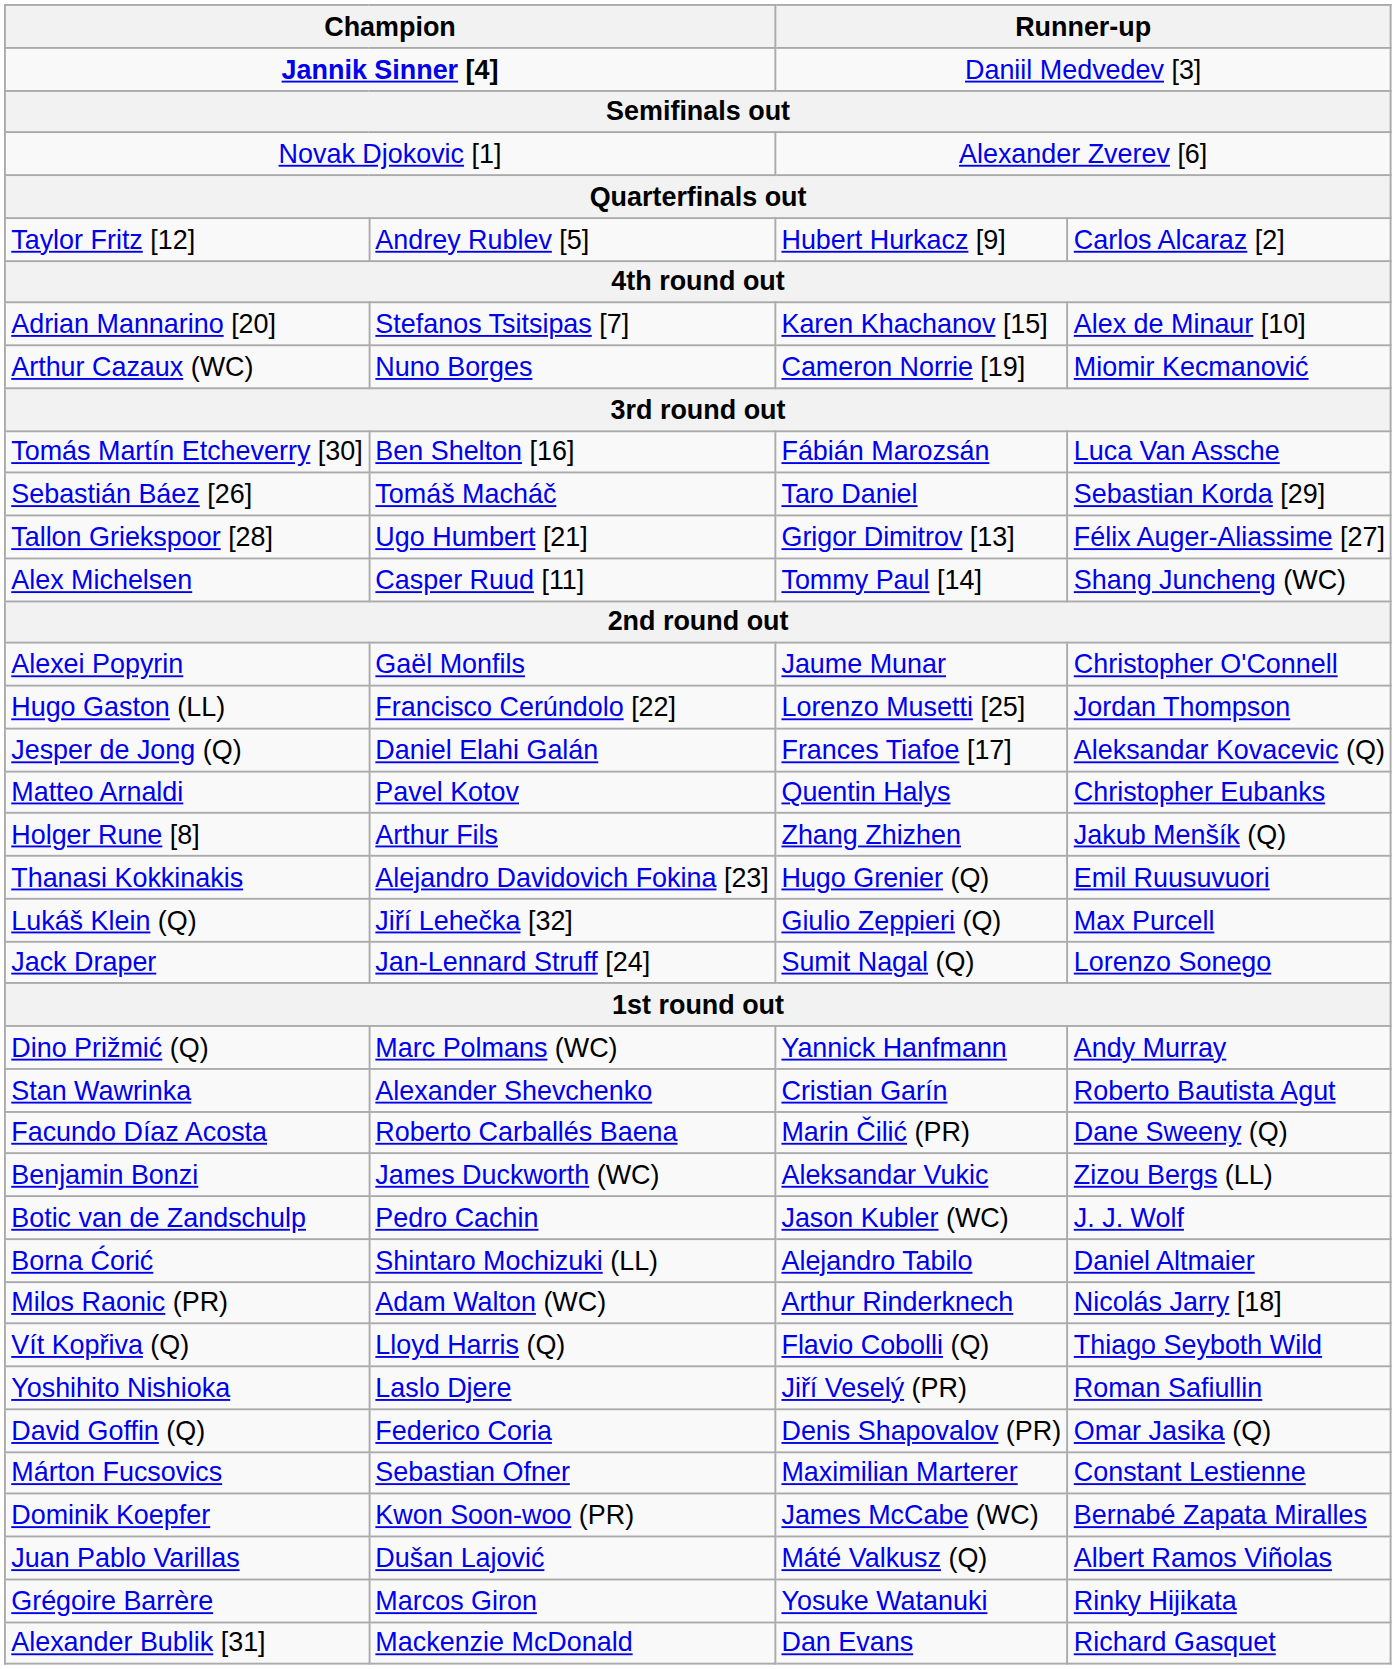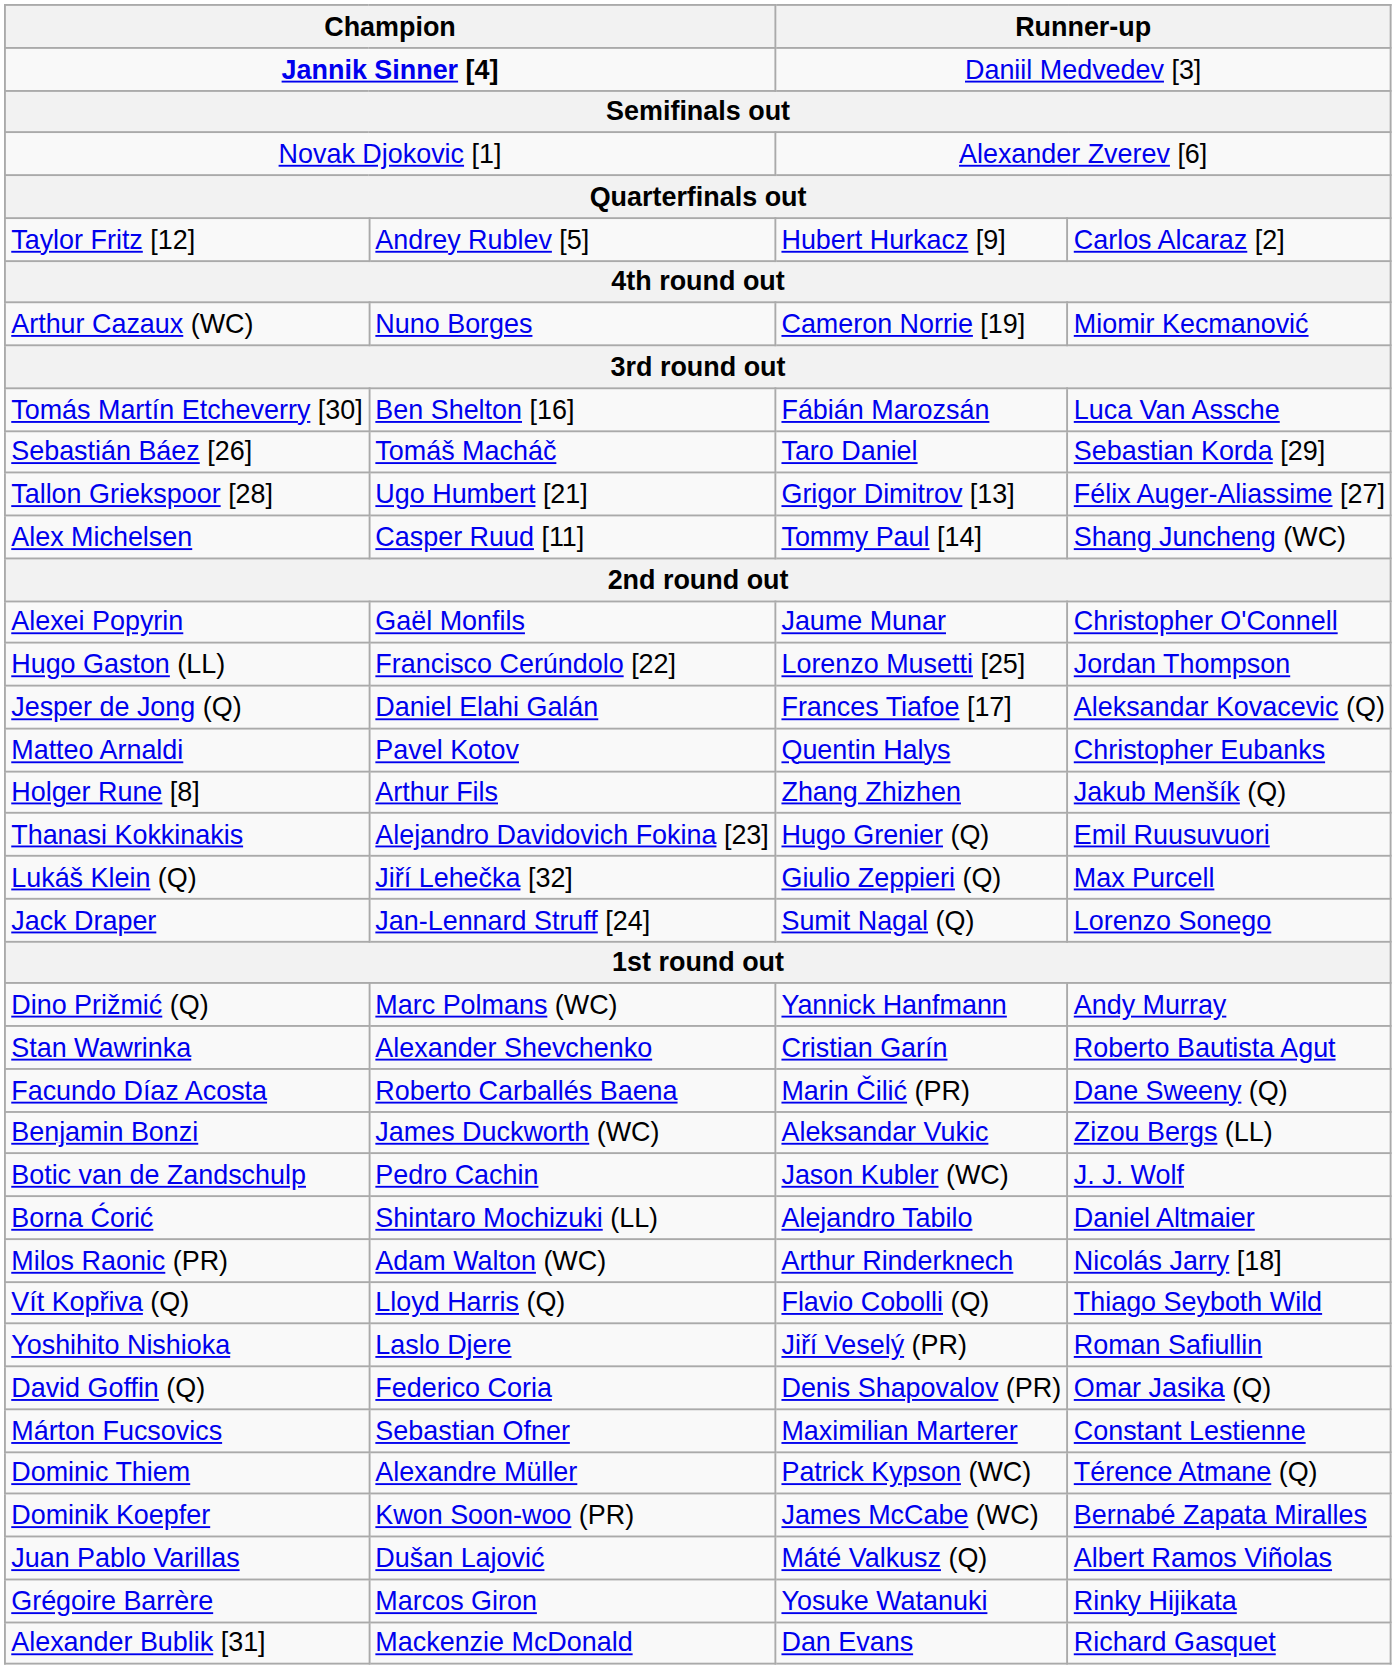- row: (144, 324)
+ row: (101, 1473)
